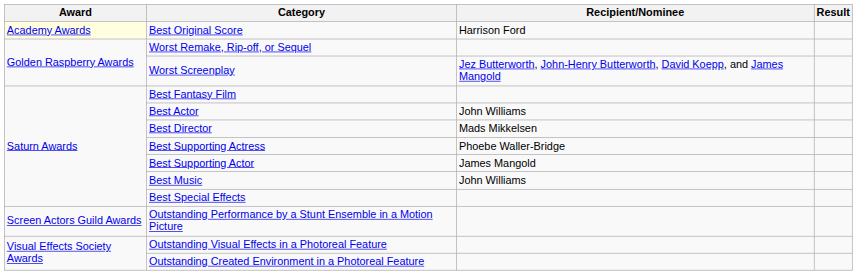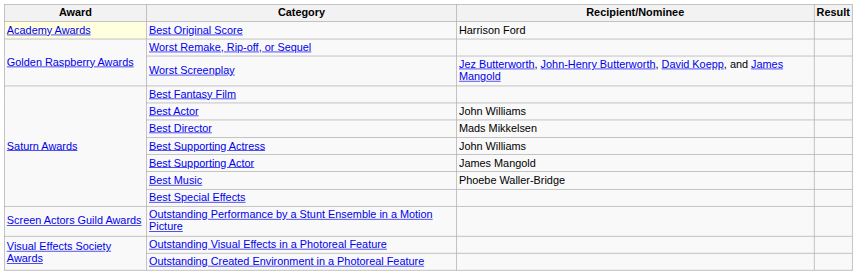(512, 146) Phoebe Waller-Bridge -> (493, 146) John Williams
(493, 180) John Williams -> (512, 180) Phoebe Waller-Bridge
